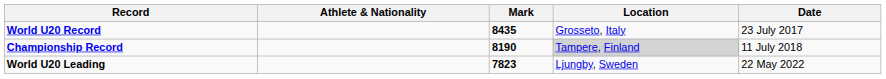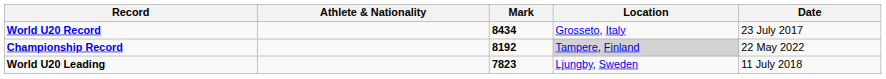(504, 30) 8435 -> (504, 30) 8434
(504, 47) 8190 -> (504, 47) 8192
(772, 47) 11 July 2018 -> (773, 47) 22 May 2022
(773, 64) 22 May 2022 -> (772, 64) 11 July 2018
